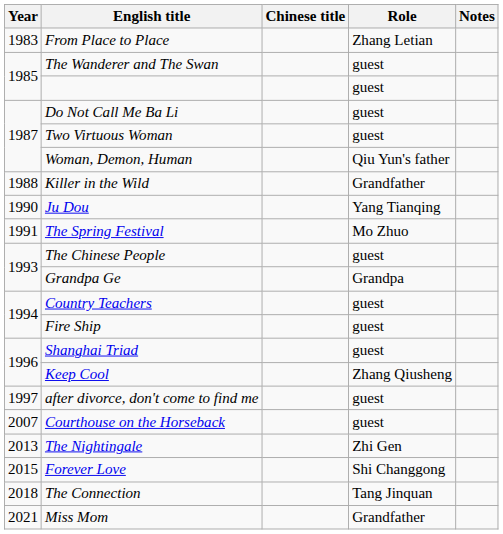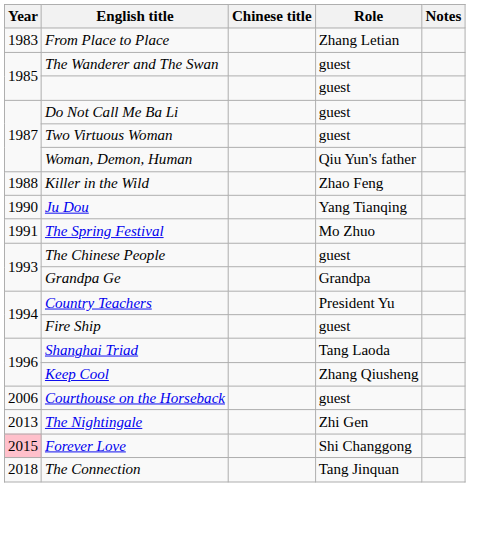(389, 183) Grandfather -> (351, 183) Zhao Feng
(368, 302) guest -> (357, 302) President Yu
(368, 350) guest -> (354, 350) Tang Laoda
- row: (152, 398)
(23, 421) 2007 -> (23, 398) 2006
(23, 469) no background -> (23, 445) pink background
- row: (76, 517)
